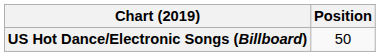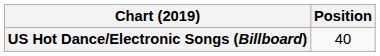(343, 39) 50 -> (343, 39) 40
